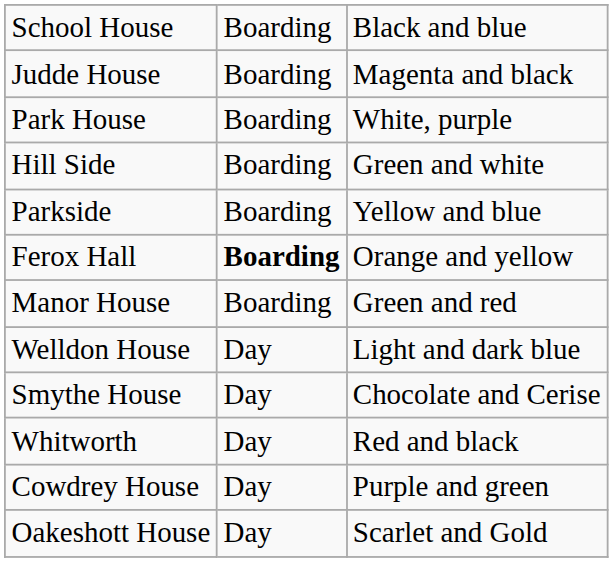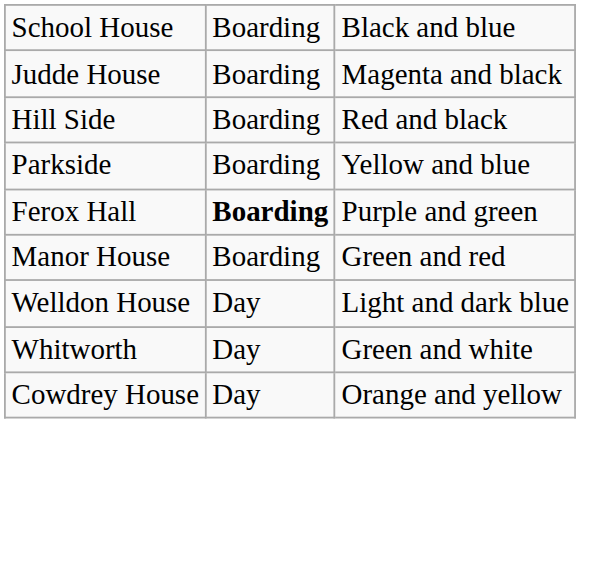- row: (79, 119)
(449, 165) Green and white -> (424, 119) Red and black
(463, 257) Orange and yellow -> (440, 211) Purple and green
- row: (96, 394)
(436, 440) Red and black -> (437, 348) Green and white
(451, 486) Purple and green -> (452, 394) Orange and yellow
- row: (111, 532)
